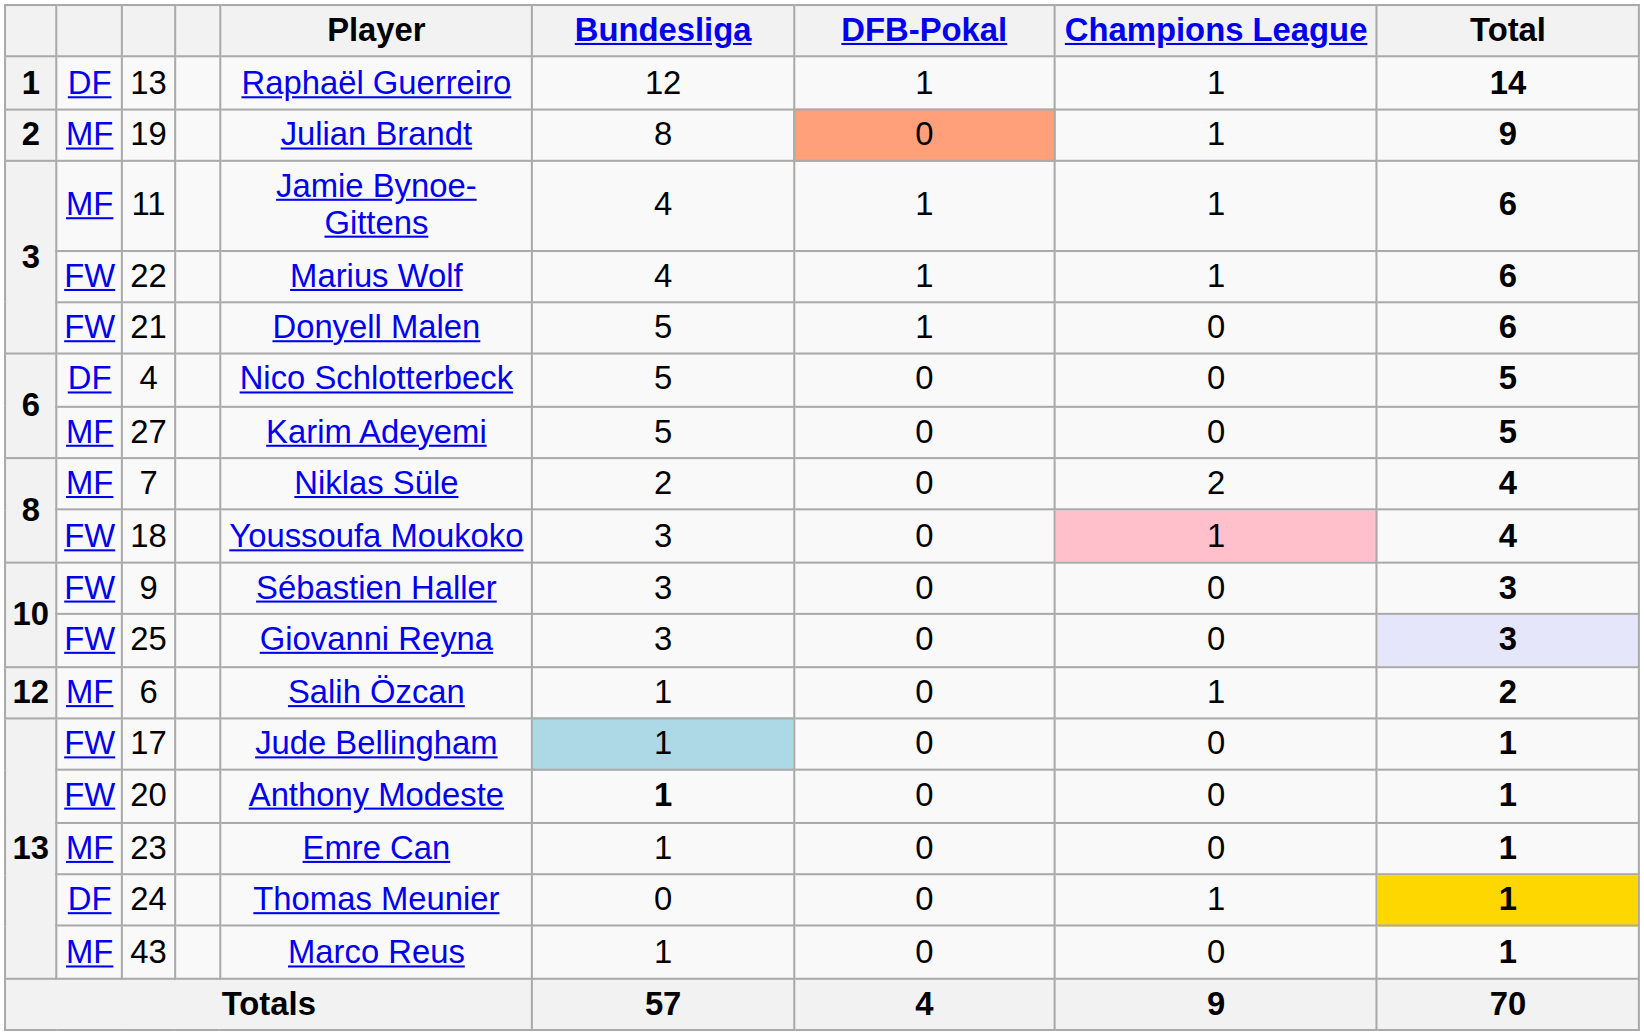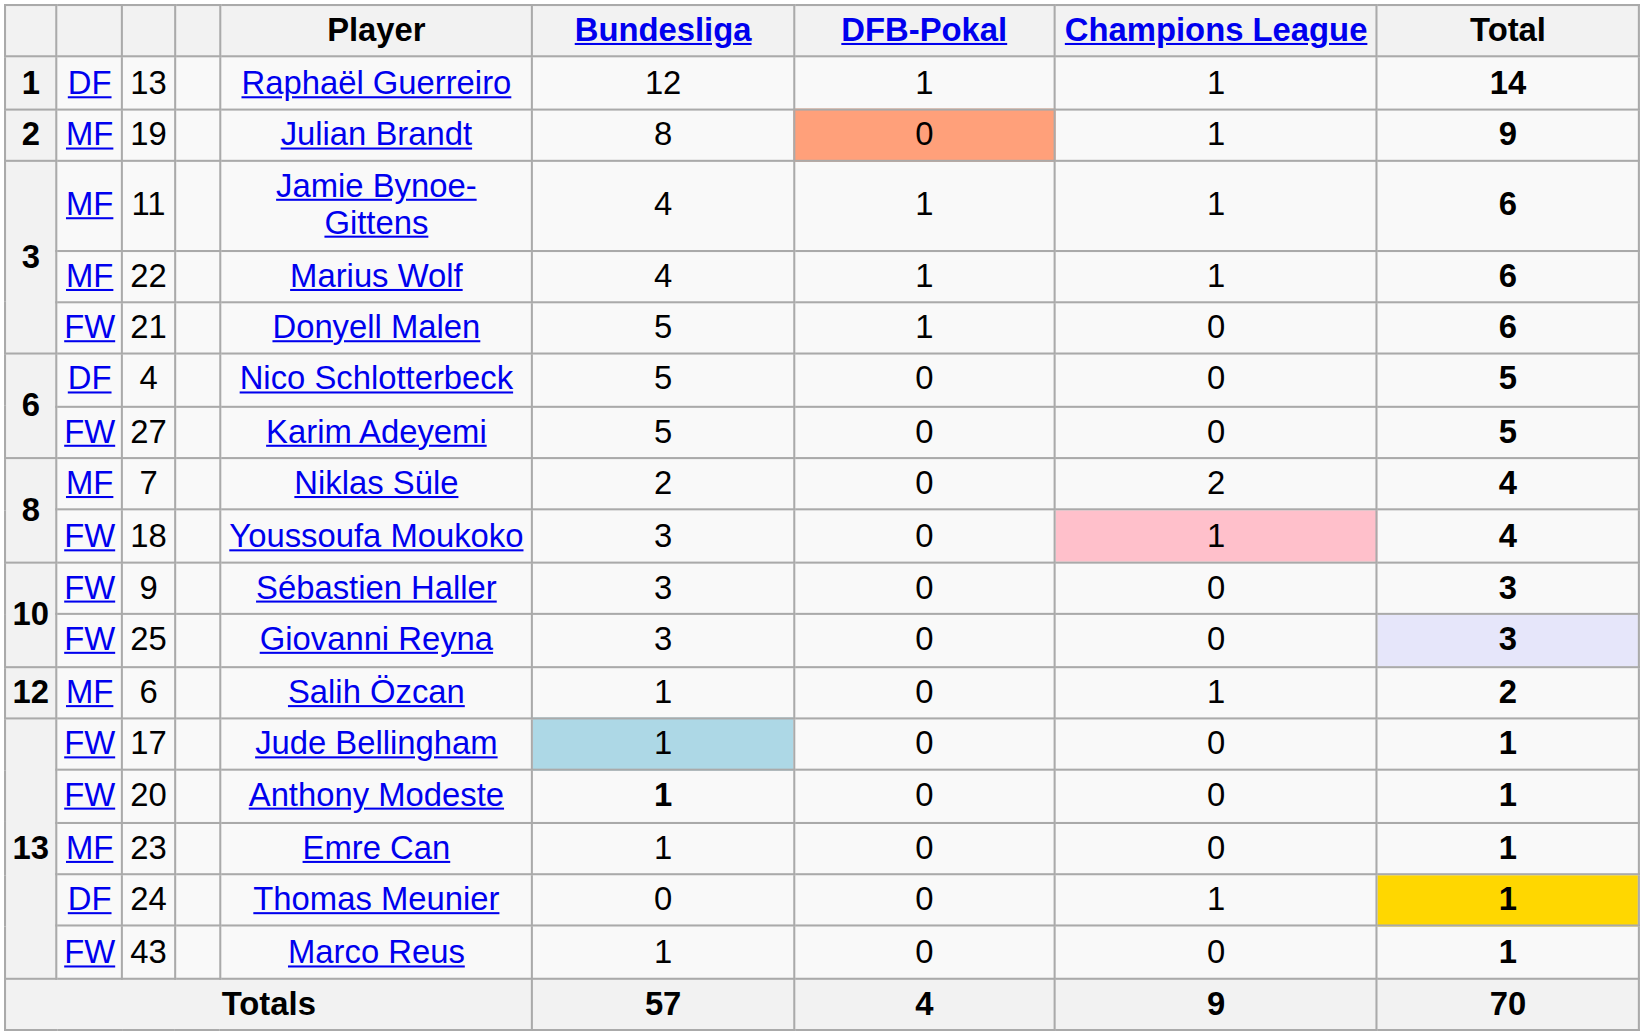(90, 275) FW -> (90, 275) MF
(90, 431) MF -> (90, 431) FW
(90, 951) MF -> (90, 951) FW
